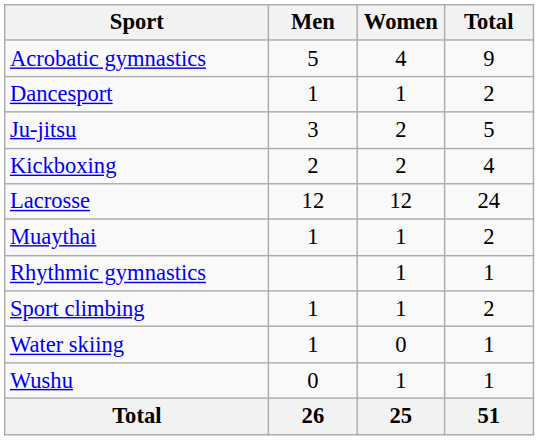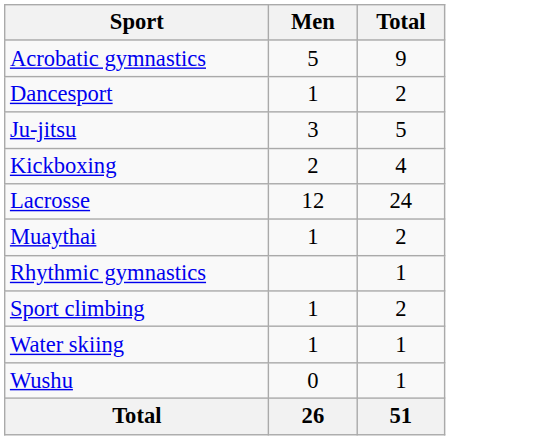- column: (401, 22)
